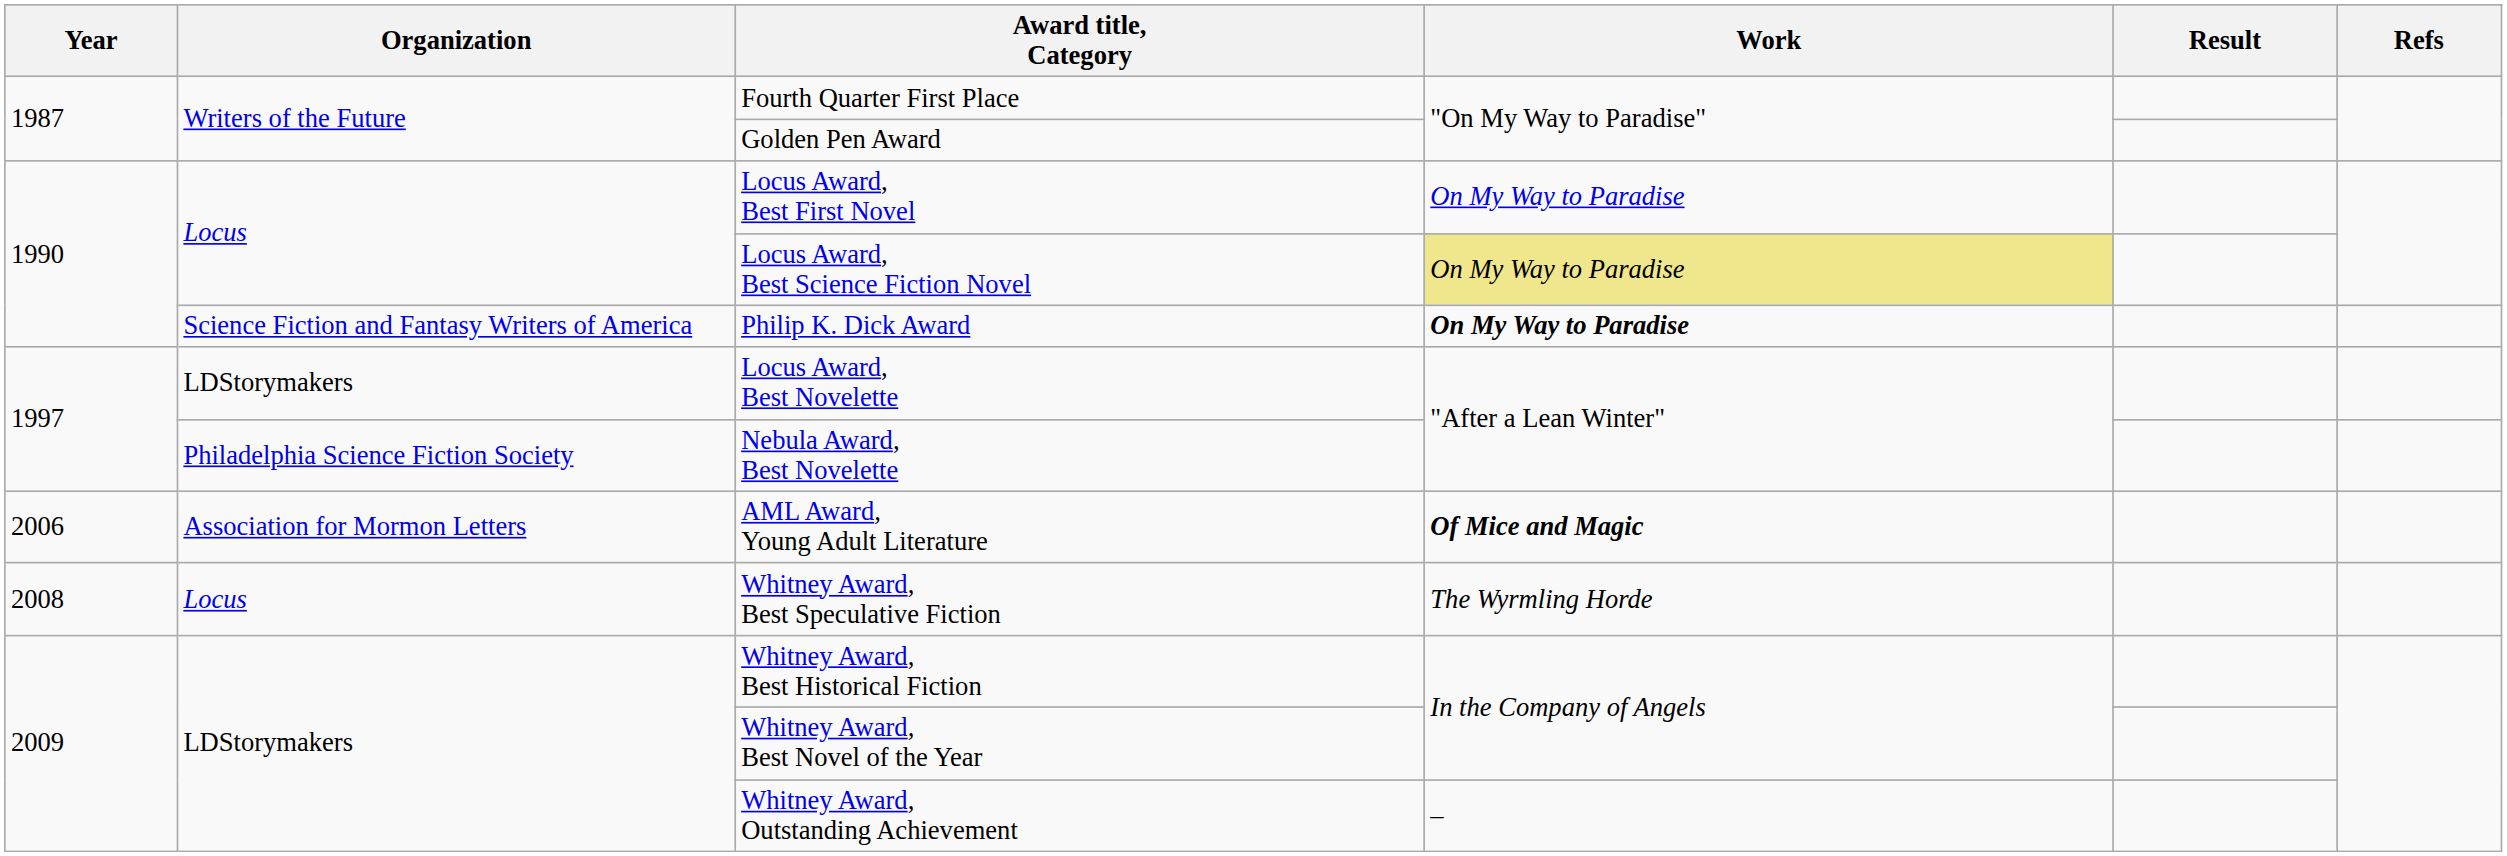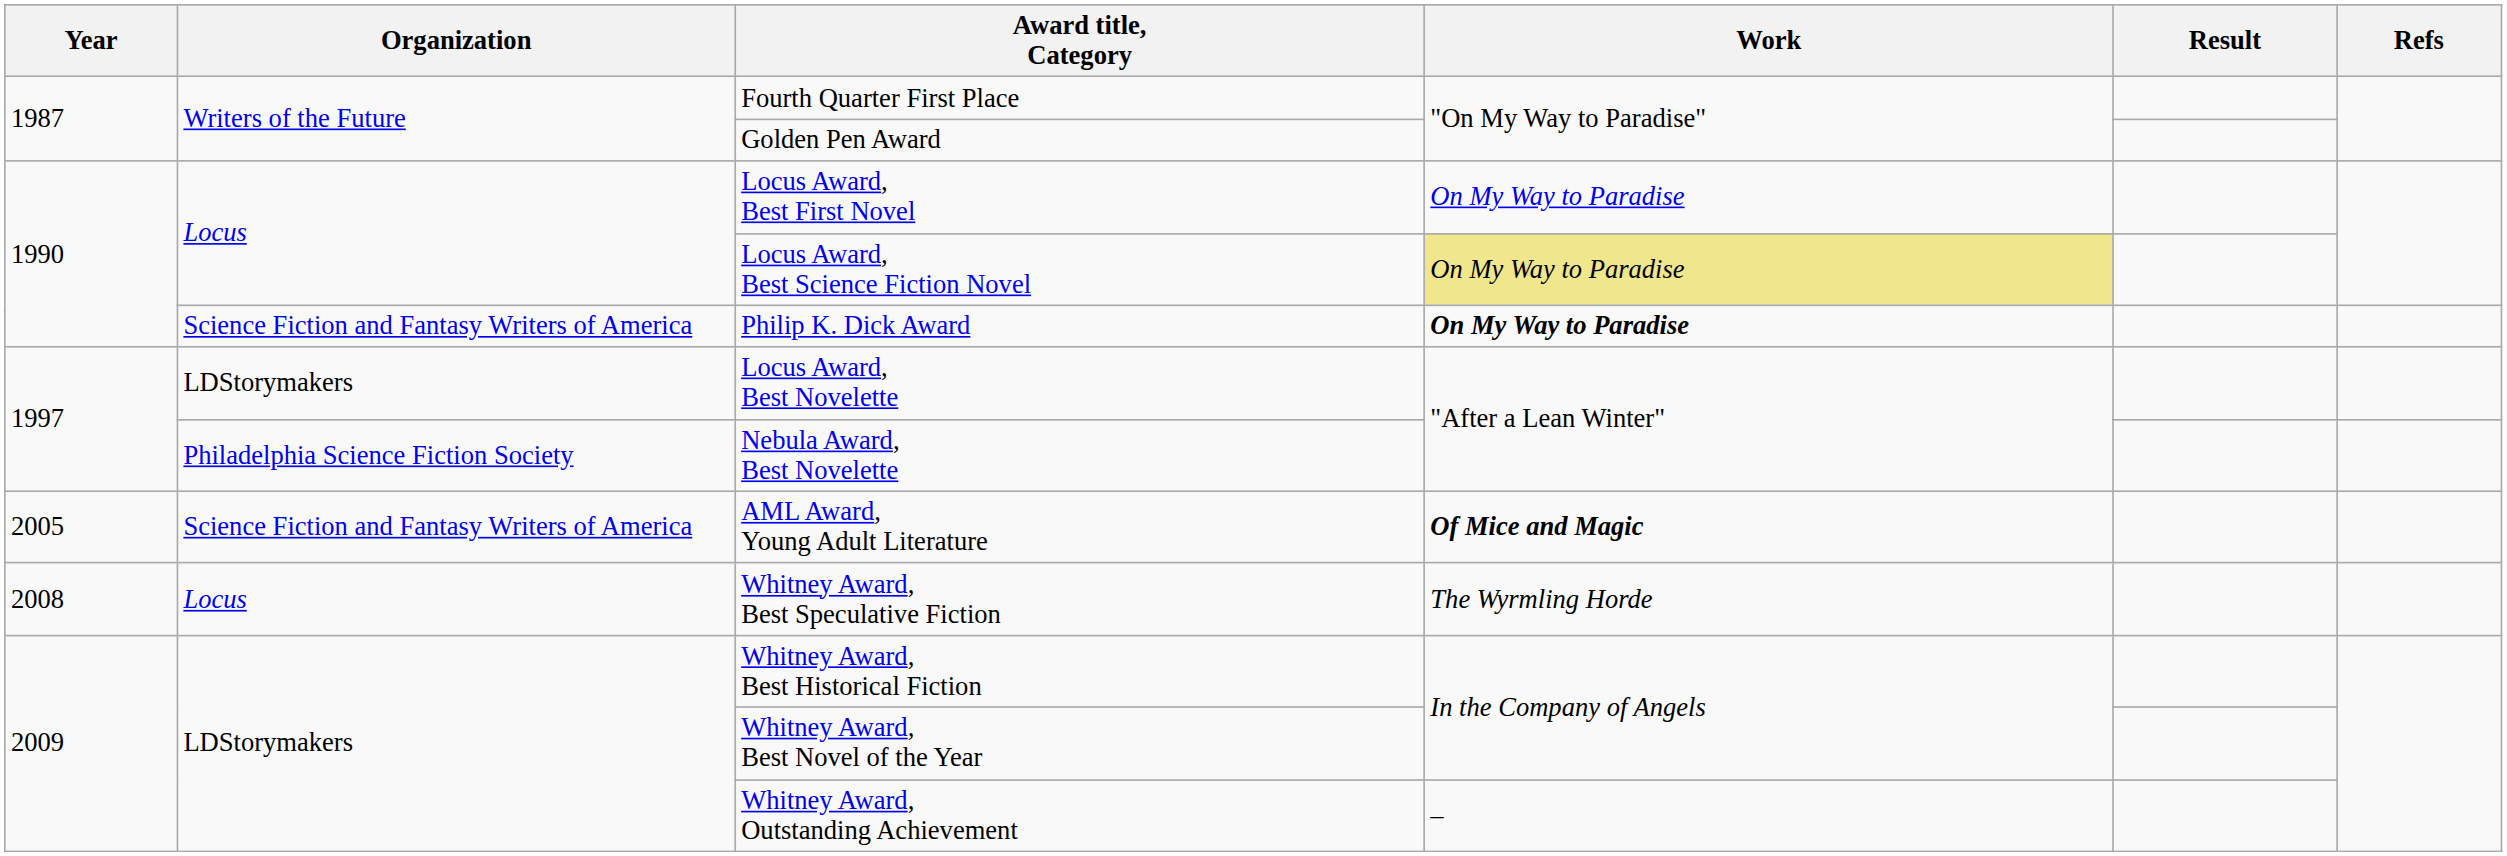(38, 526) 2006 -> (38, 526) 2005
(355, 526) Association for Mormon Letters -> (438, 526) Science Fiction and Fantasy Writers of America
